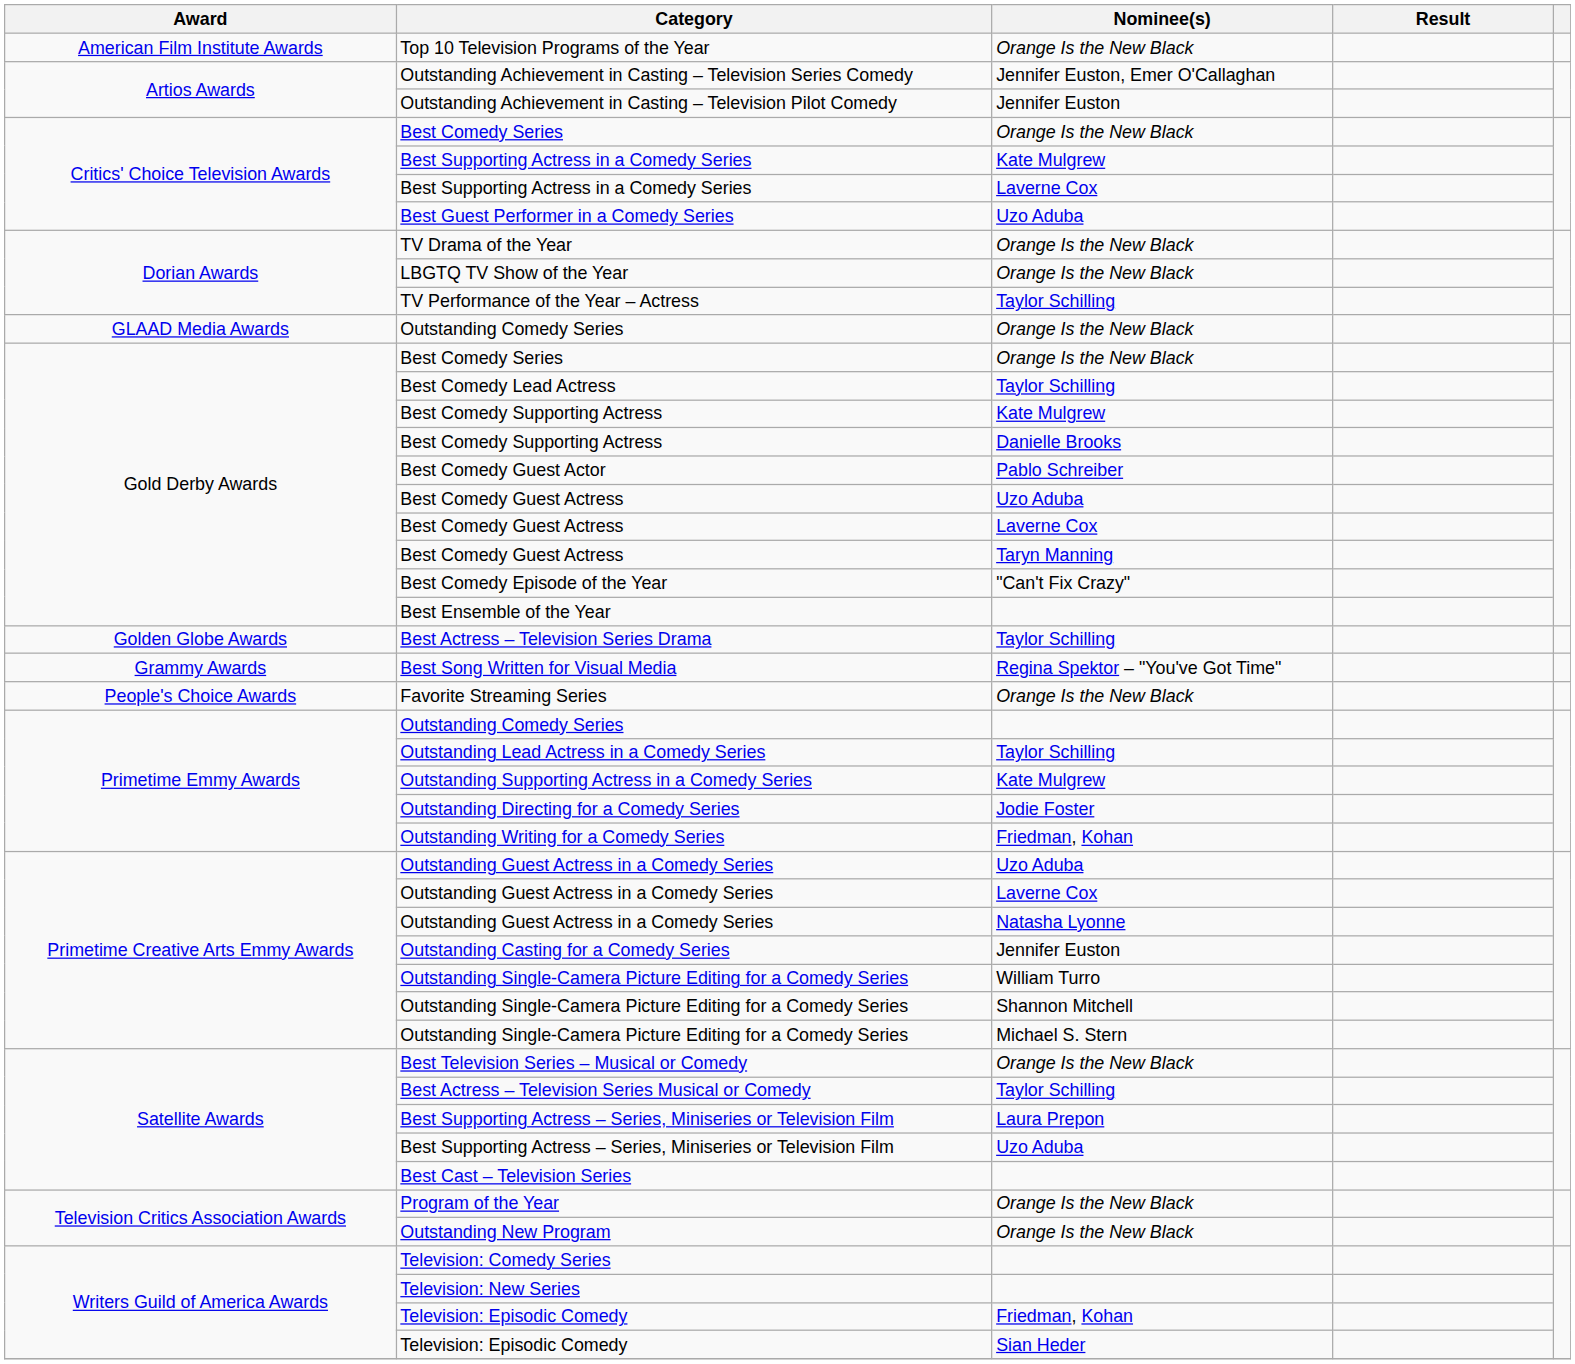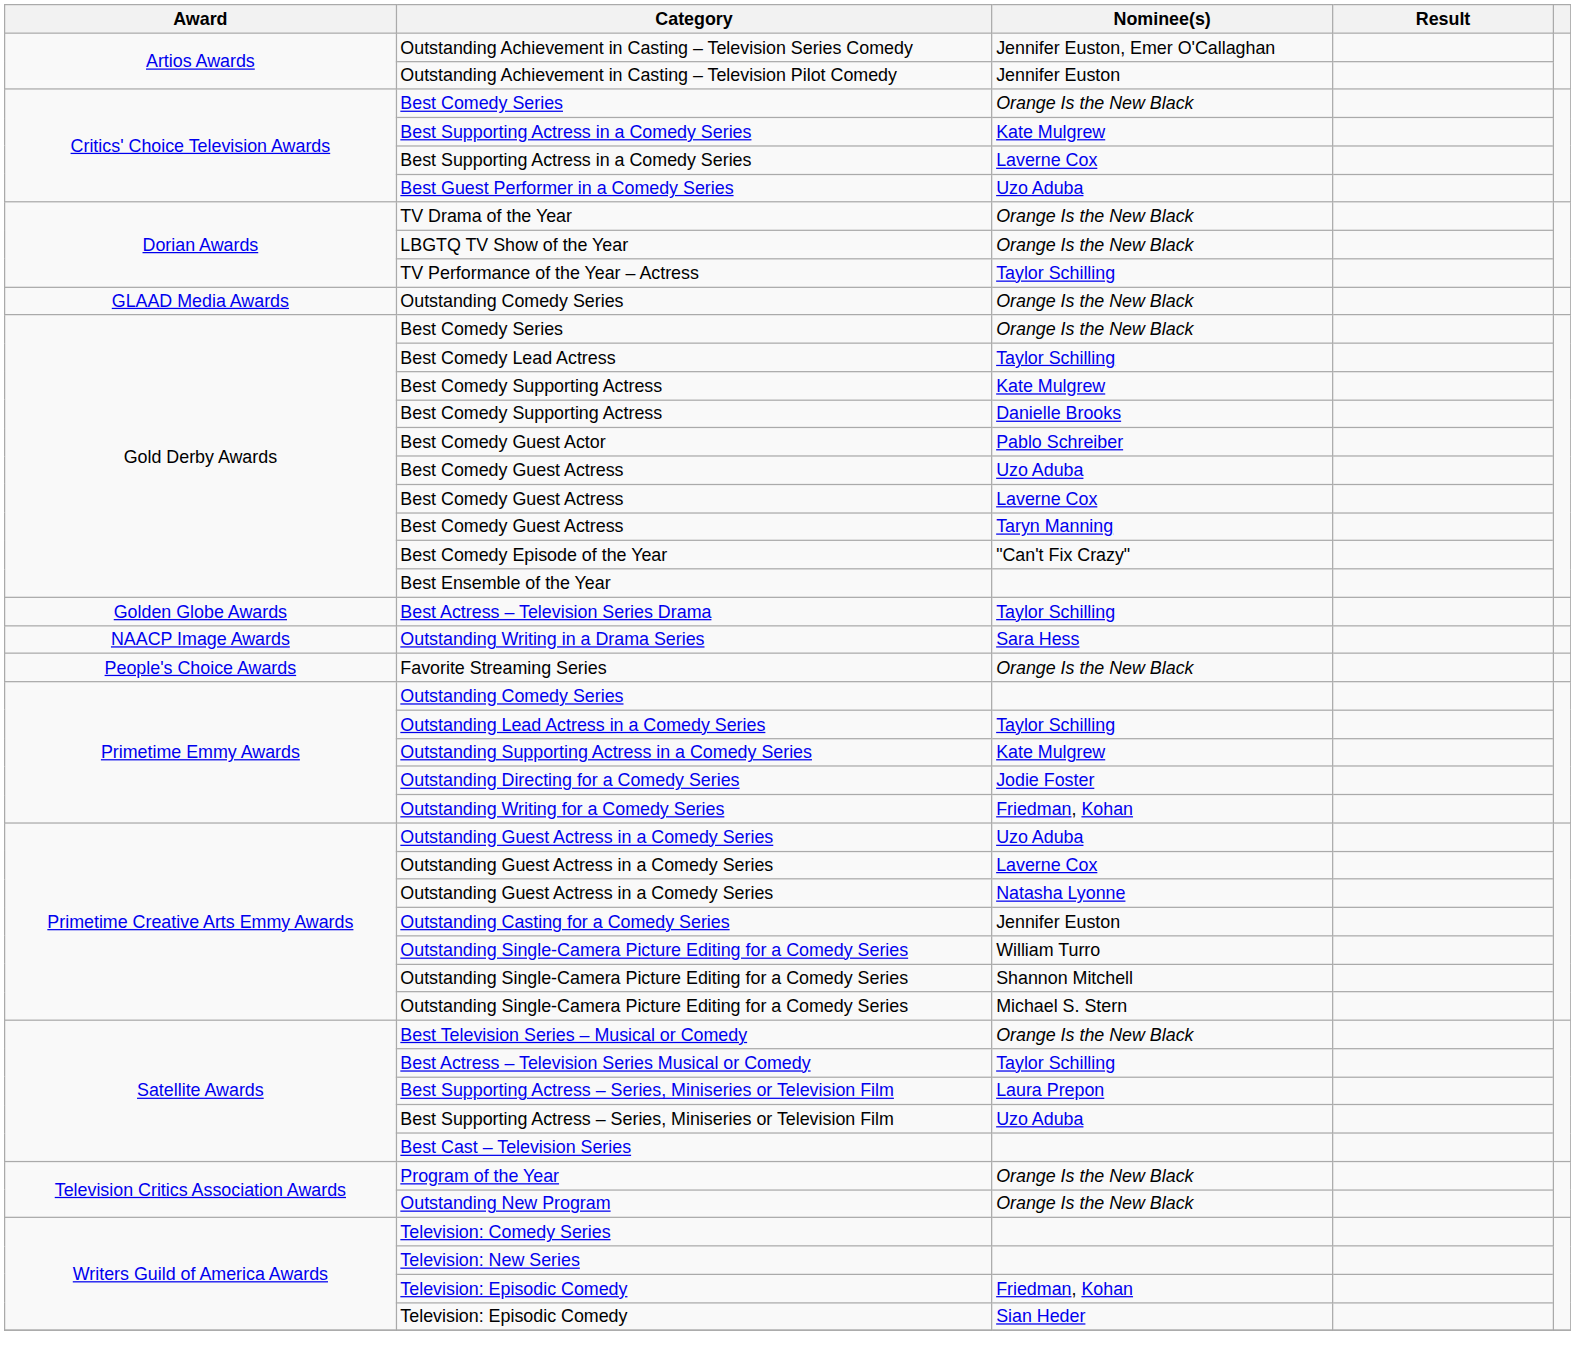- row: (555, 47)
- row: (538, 668)
+ row: (552, 640)
